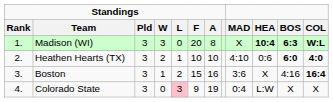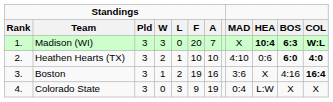(213, 43) 8 -> (213, 43) 7
(196, 74) 15 -> (196, 74) 19
(179, 89) pink background -> (179, 89) no background
